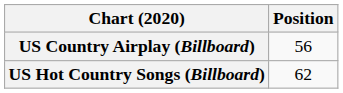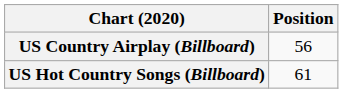(303, 74) 62 -> (303, 74) 61
